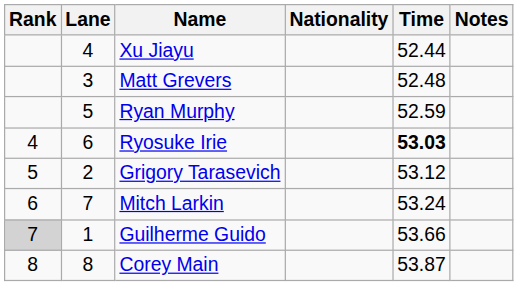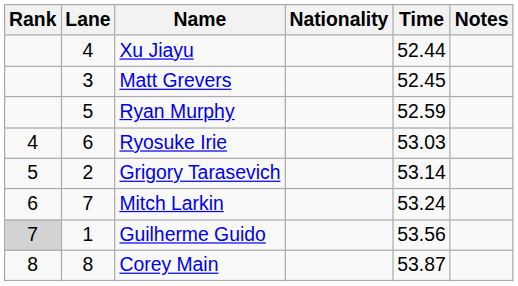(422, 81) 52.48 -> (422, 81) 52.45
(422, 142) bold -> (422, 142) normal
(422, 173) 53.12 -> (422, 173) 53.14
(422, 234) 53.66 -> (422, 234) 53.56
